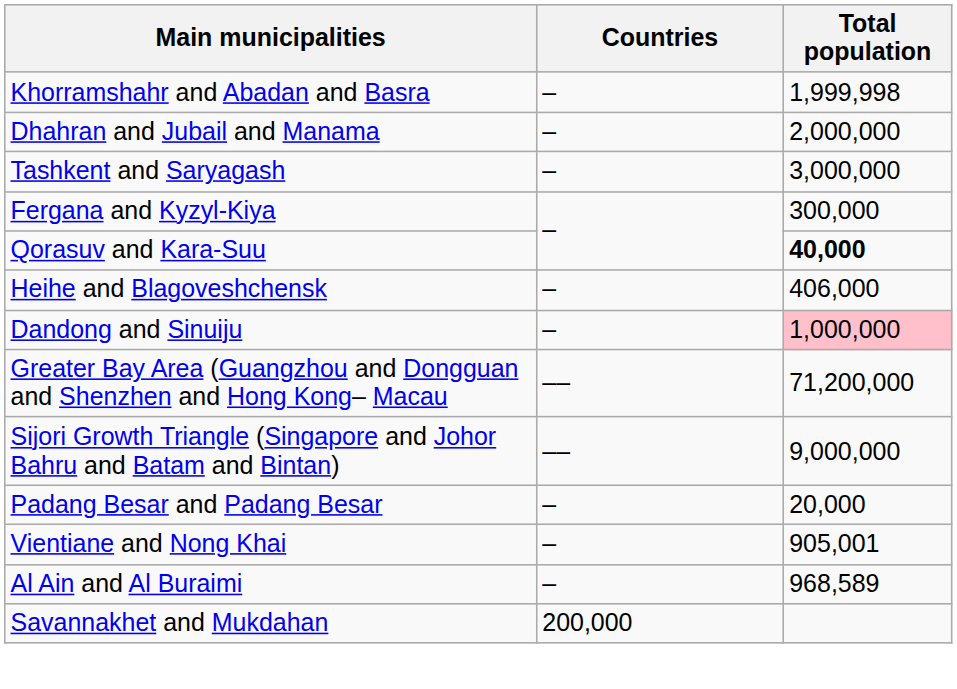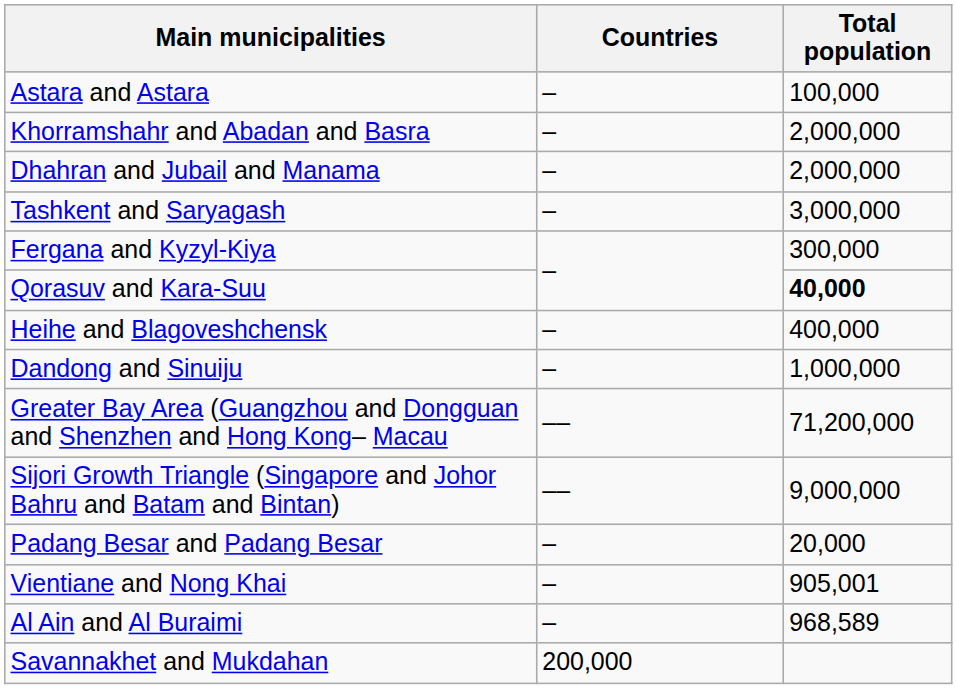+ row: (110, 91)
(845, 91) 1,999,998 -> (845, 131) 2,000,000
(834, 289) 406,000 -> (834, 329) 400,000
(845, 329) pink background -> (845, 369) no background
